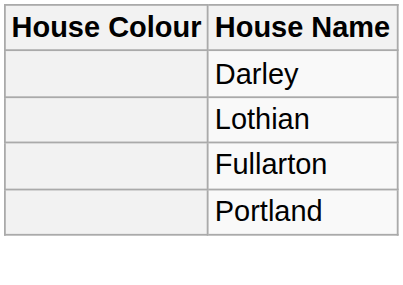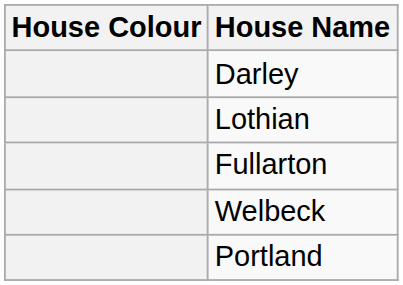+ row: (270, 211)
